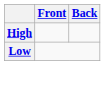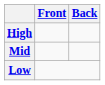+ row: (20, 51)
